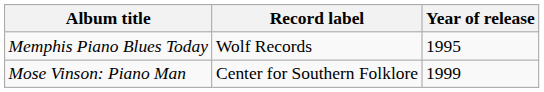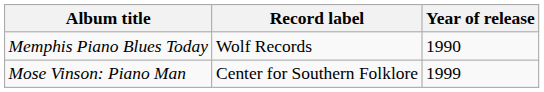(443, 45) 1995 -> (443, 45) 1990
